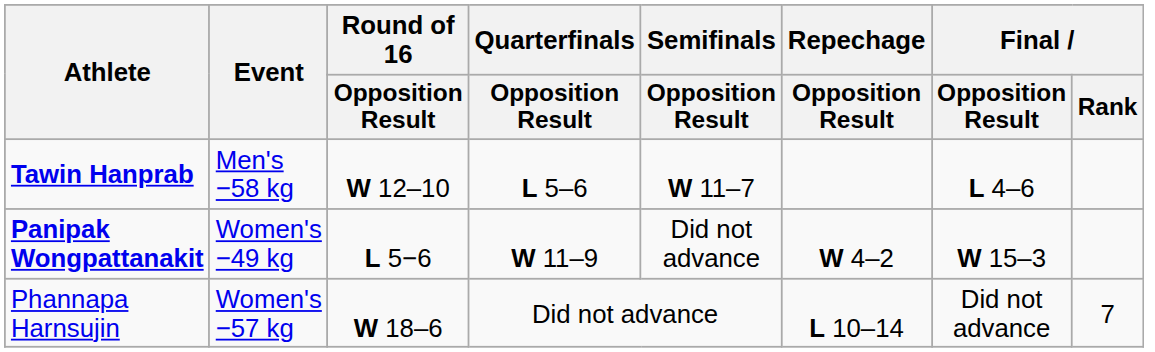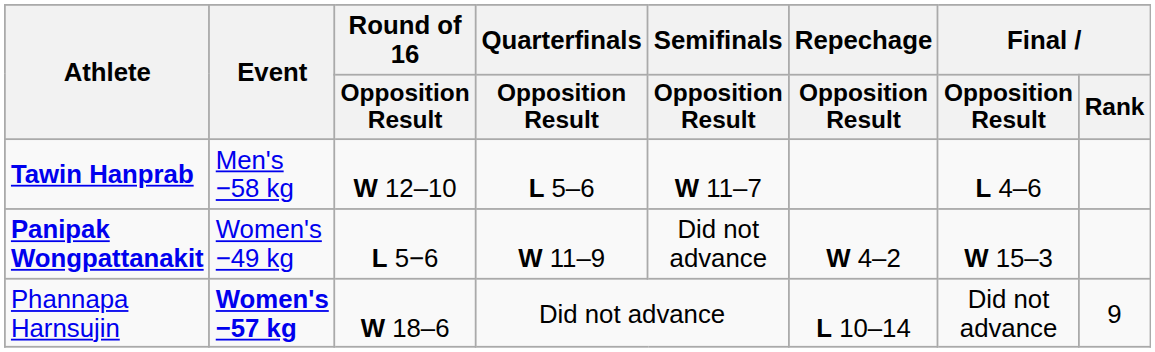(269, 313) normal -> (272, 313) bold
(1108, 313) 7 -> (1115, 313) 9
